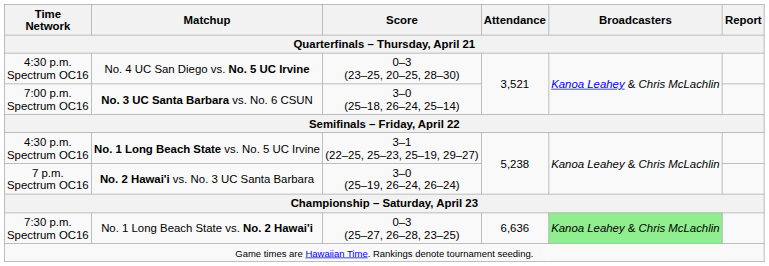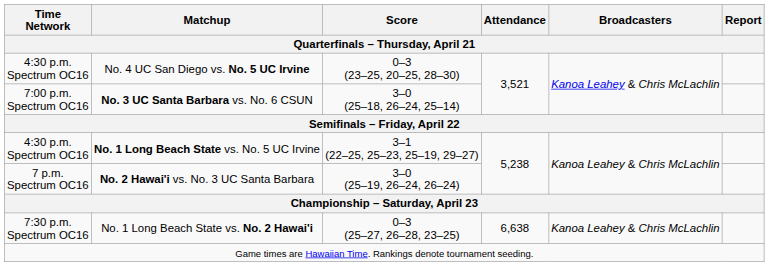(515, 228) 6,636 -> (515, 228) 6,638
(635, 228) lightgreen background -> (635, 228) no background
